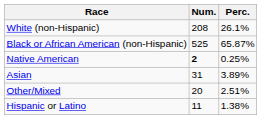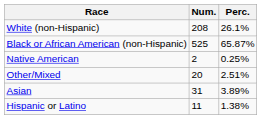(194, 59) bold -> (194, 59) normal
rows swapped: (19, 75) <-> (34, 91)
